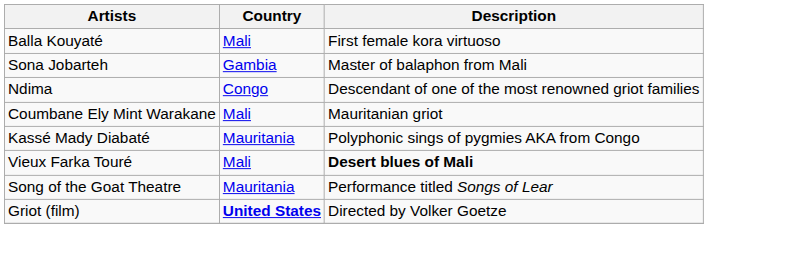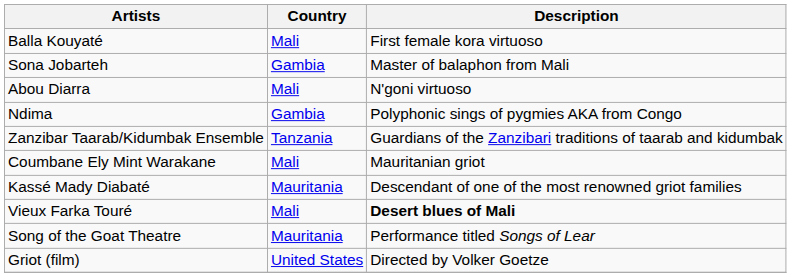+ row: (49, 89)
(245, 89) Congo -> (298, 114) Gambia
(514, 89) Descendant of one of the most renowned griot families -> (526, 114) Polyphonic sings of pygmies AKA from Congo
+ row: (136, 138)
(484, 138) Polyphonic sings of pygmies AKA from Congo -> (556, 187) Descendant of one of the most renowned griot families
(272, 211) bold -> (317, 260) normal
